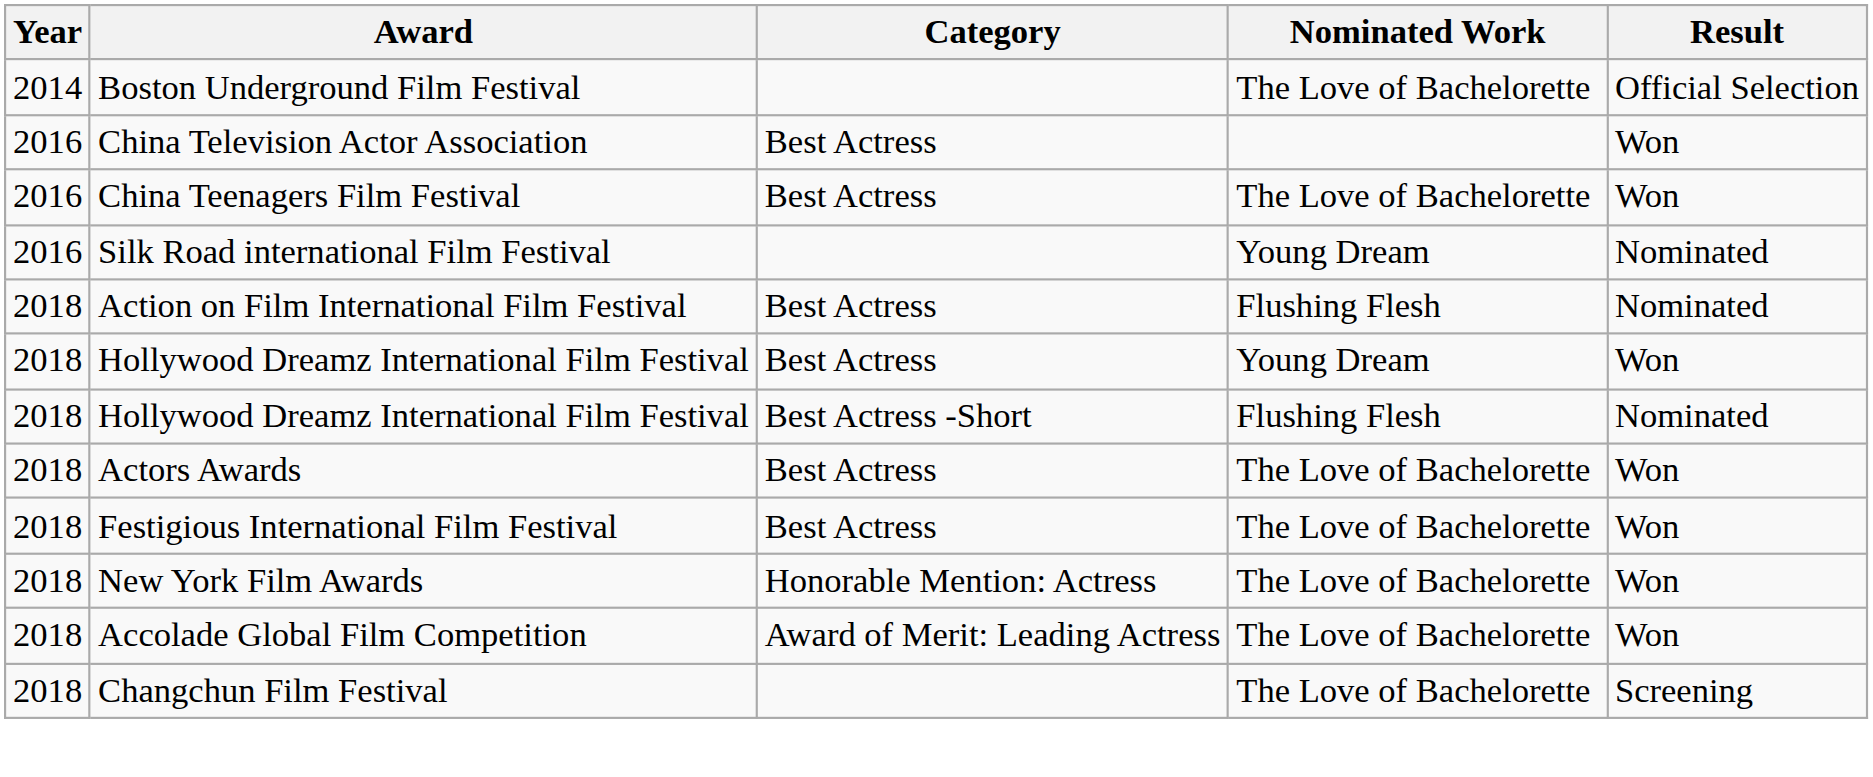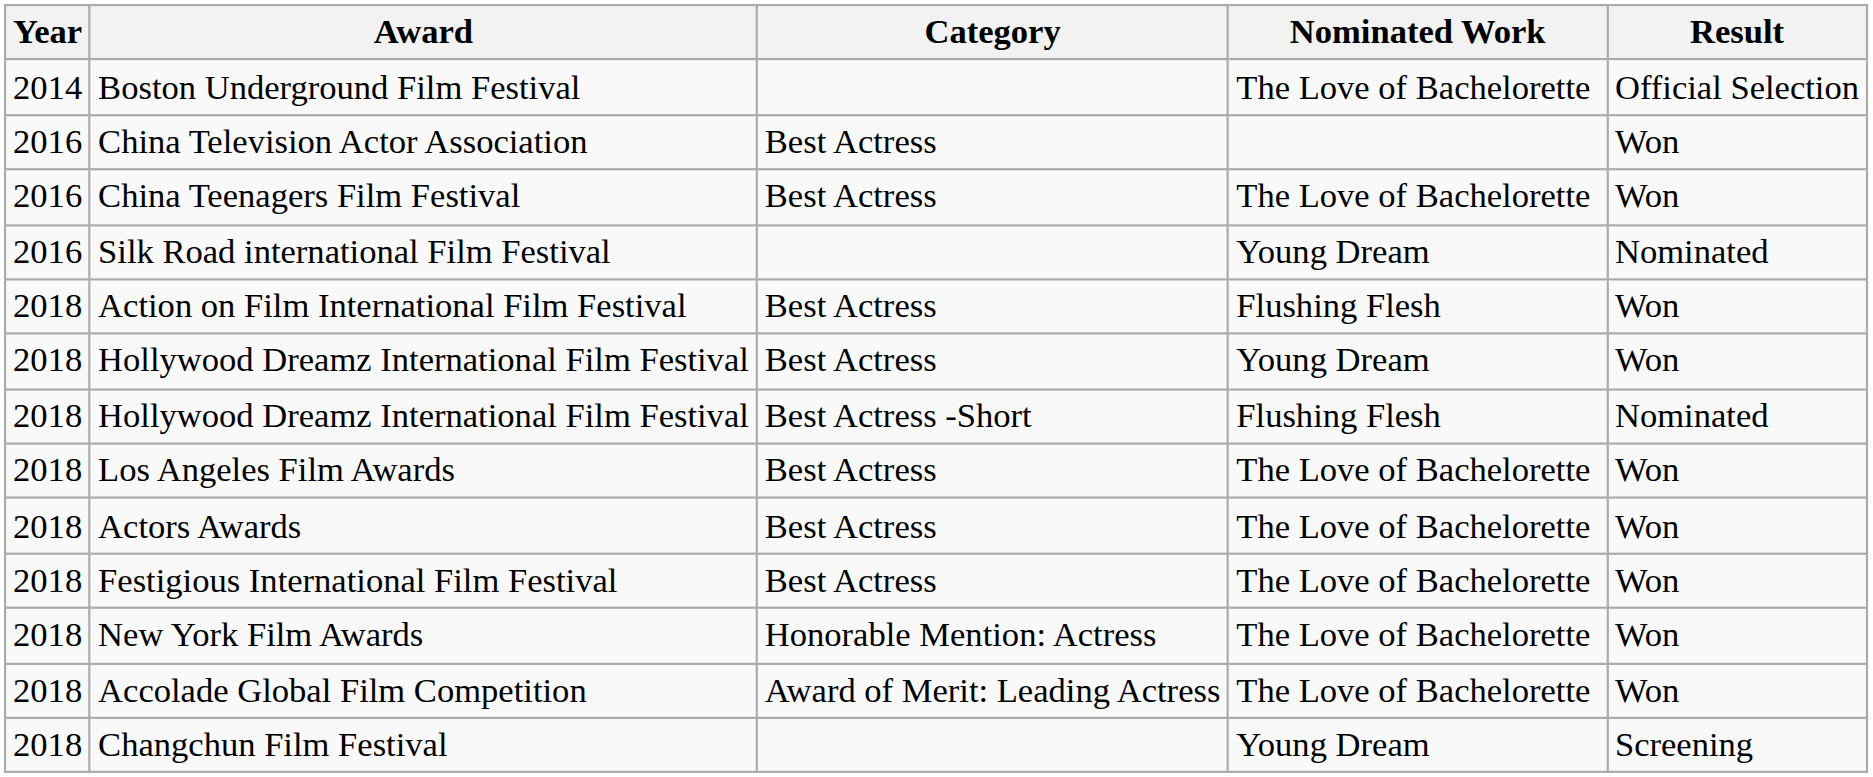(1692, 305) Nominated -> (1647, 305) Won
+ row: (277, 470)
(1418, 689) The Love of Bachelorette -> (1333, 744) Young Dream
